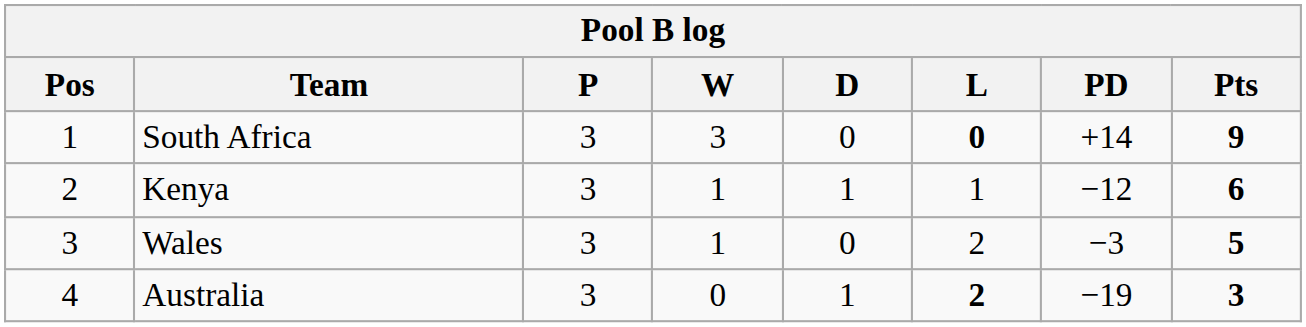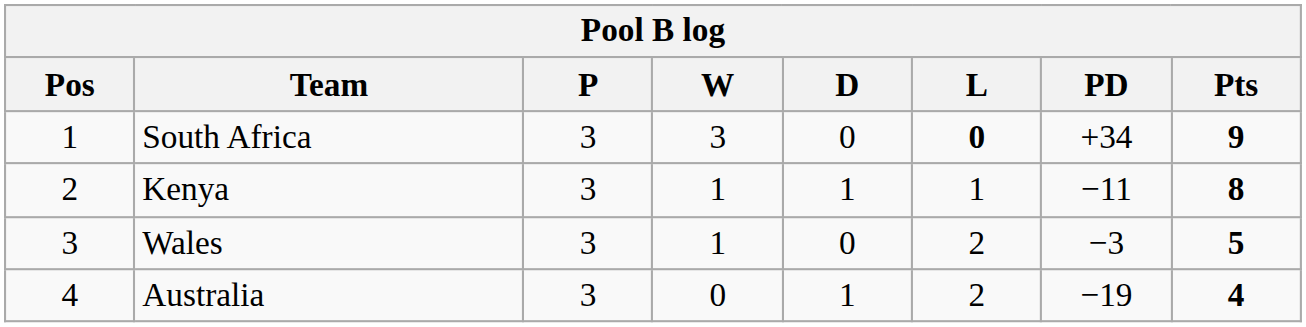(1106, 136) +14 -> (1106, 136) +34
(1106, 189) −12 -> (1106, 189) −11
(1236, 189) 6 -> (1236, 189) 8
(977, 294) bold -> (977, 294) normal
(1236, 294) 3 -> (1236, 294) 4
